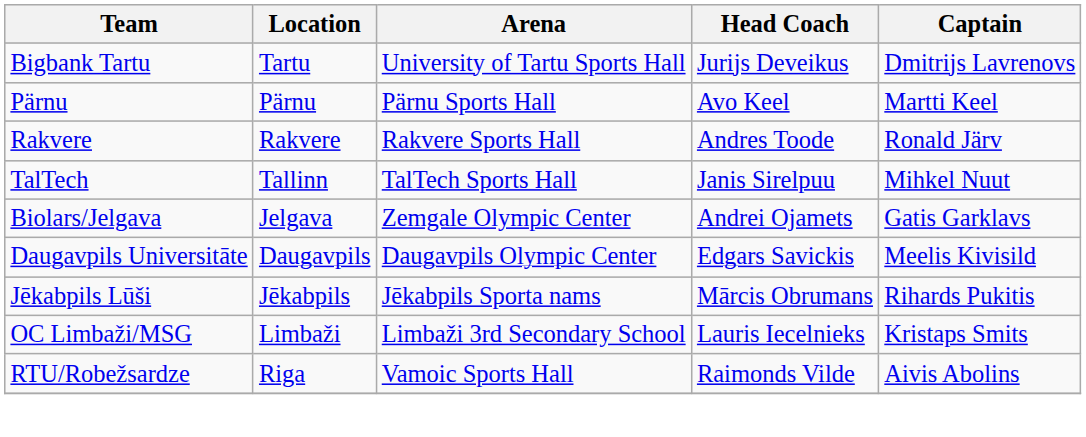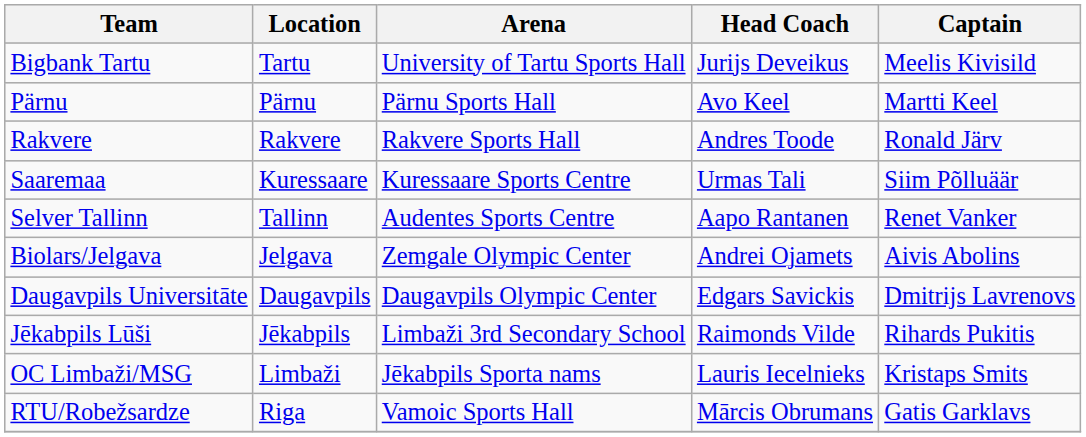(980, 62) Dmitrijs Lavrenovs -> (960, 62) Meelis Kivisild
+ row: (58, 179)
+ row: (79, 218)
- row: (49, 179)
(957, 218) Gatis Garklavs -> (952, 256) Aivis Abolins
(960, 256) Meelis Kivisild -> (980, 295) Dmitrijs Lavrenovs
(491, 295) Jēkabpils Sporta nams -> (534, 334) Limbaži 3rd Secondary School
(785, 295) Mārcis Obrumans -> (776, 334) Raimonds Vilde
(534, 334) Limbaži 3rd Secondary School -> (491, 373) Jēkabpils Sporta nams
(776, 373) Raimonds Vilde -> (785, 412) Mārcis Obrumans
(952, 373) Aivis Abolins -> (957, 412) Gatis Garklavs
